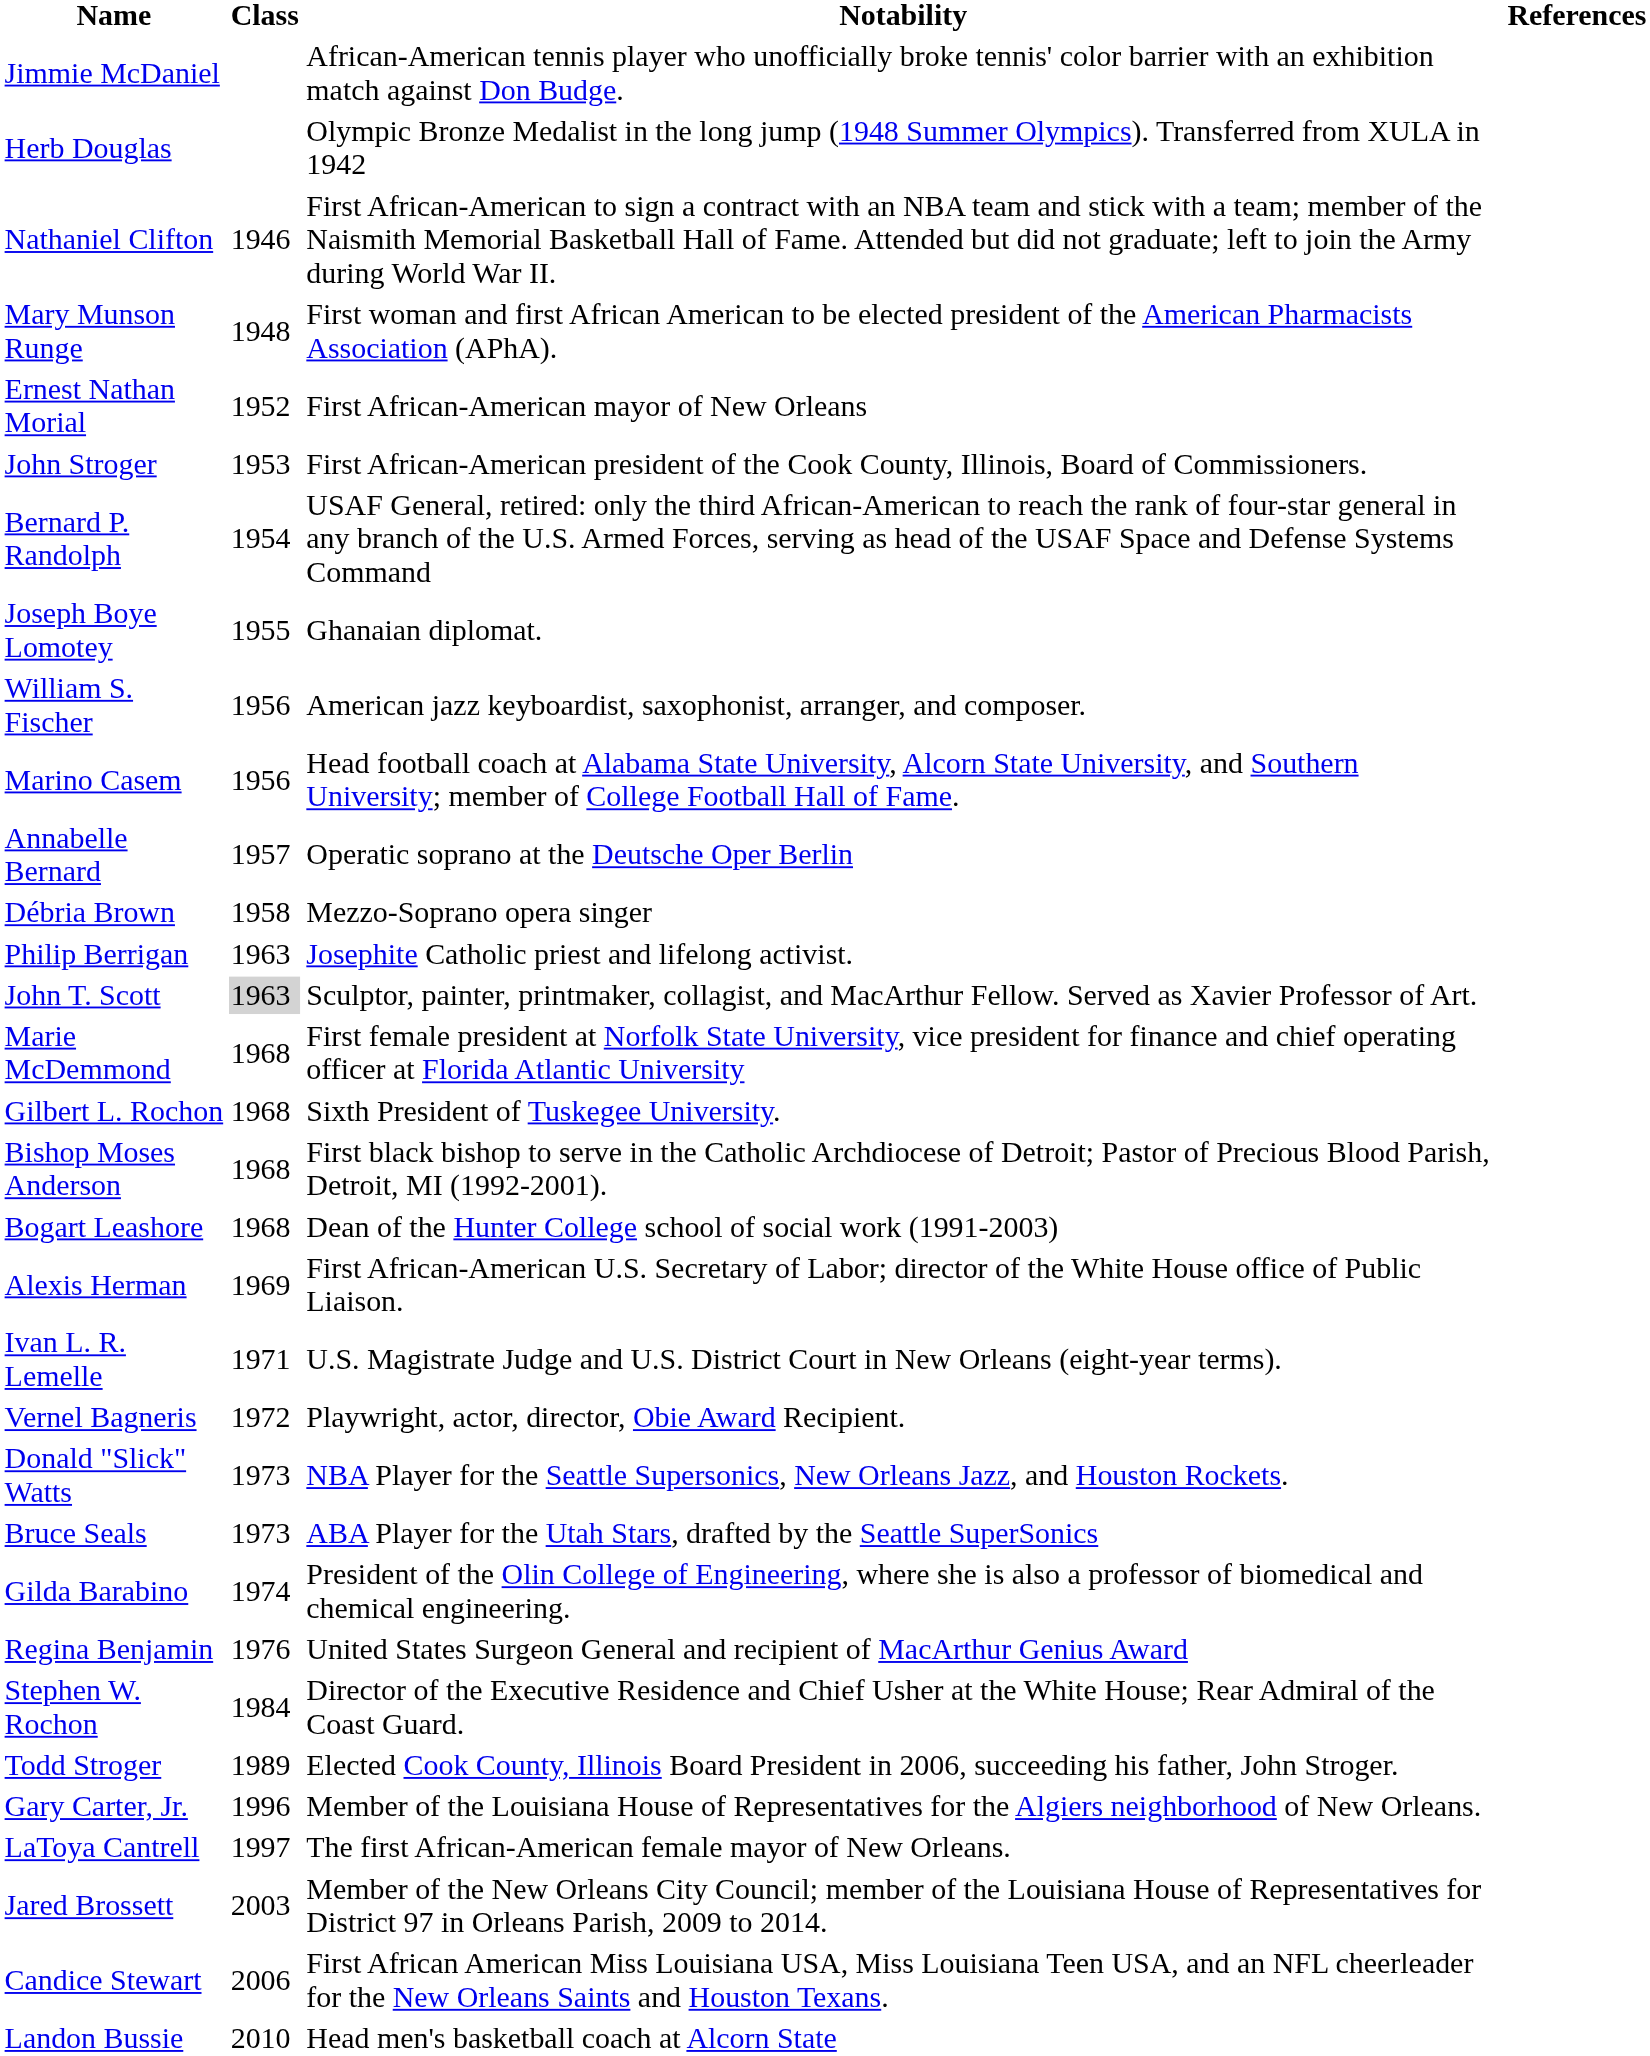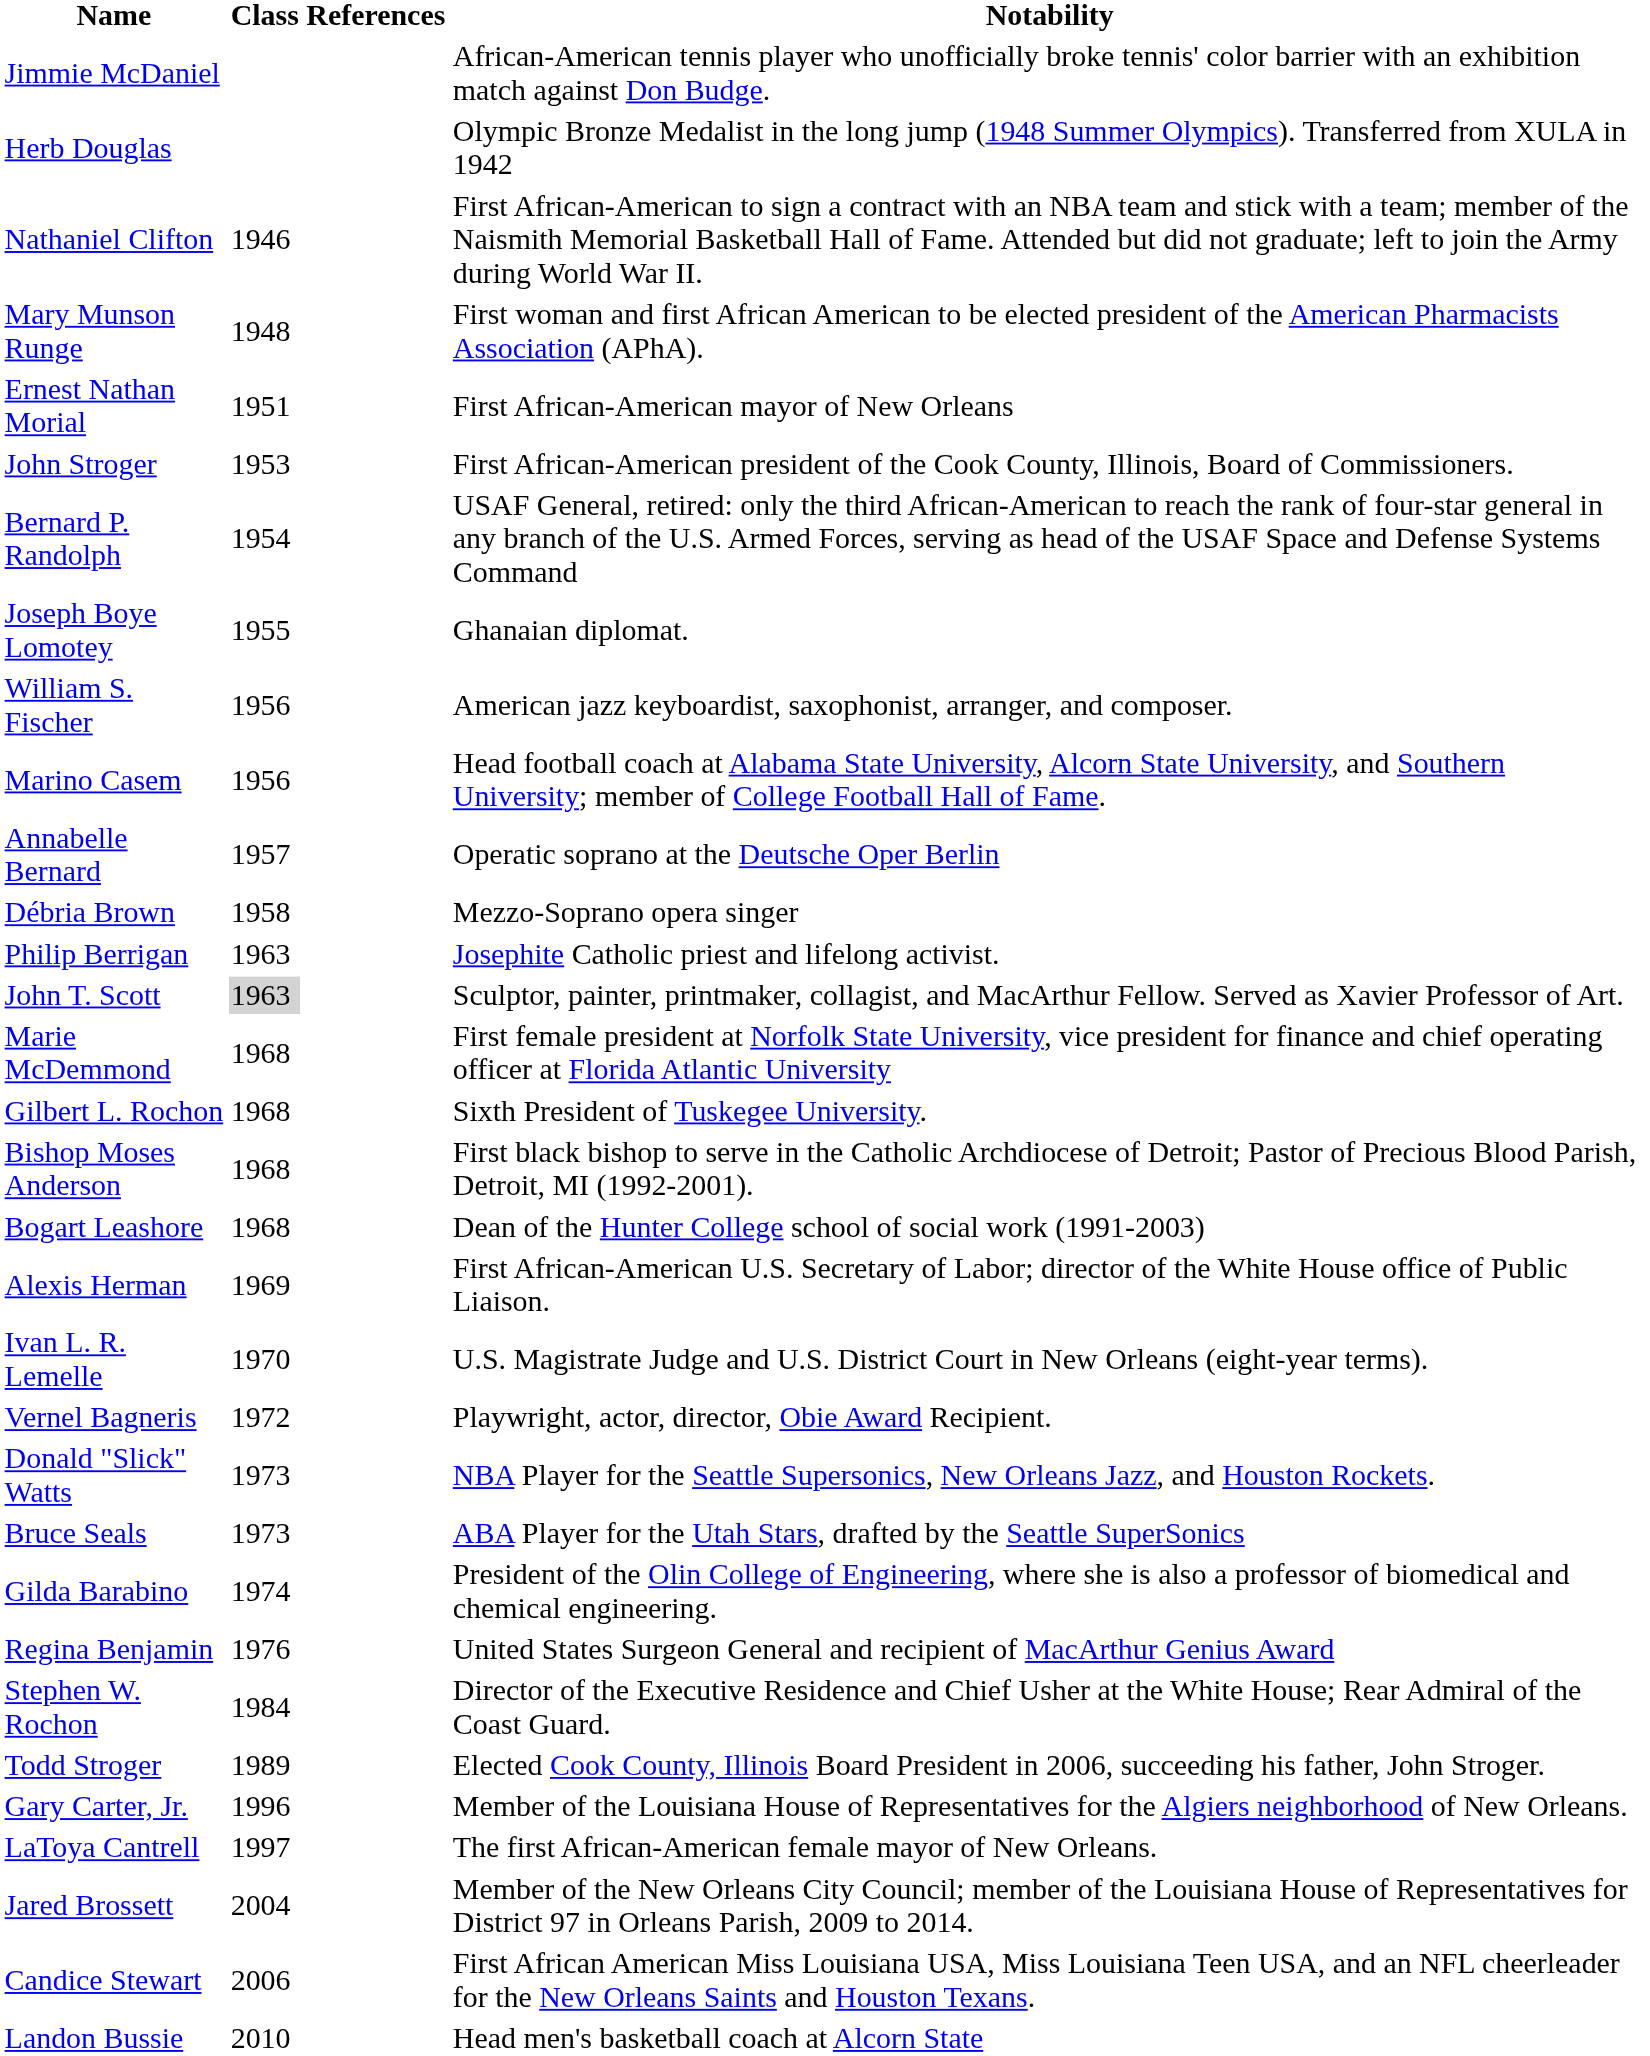columns swapped: (903, 15) <-> (1577, 15)
(261, 405) 1952 -> (261, 405) 1951
(261, 1359) 1971 -> (261, 1359) 1970
(261, 1905) 2003 -> (261, 1905) 2004
